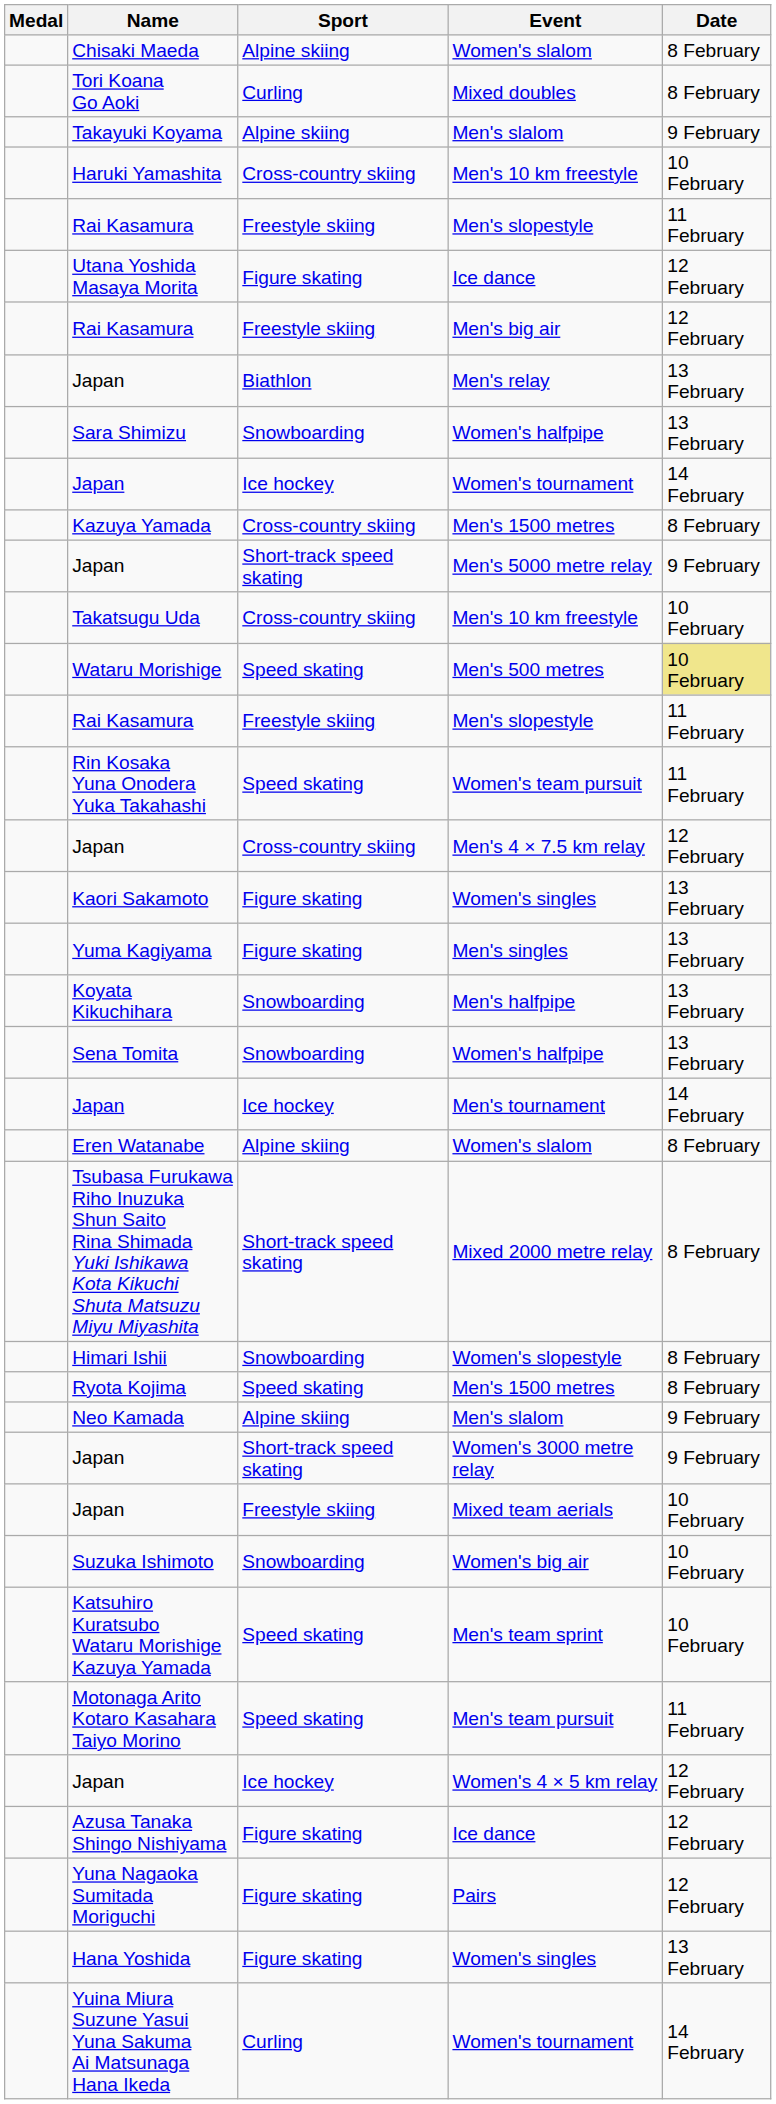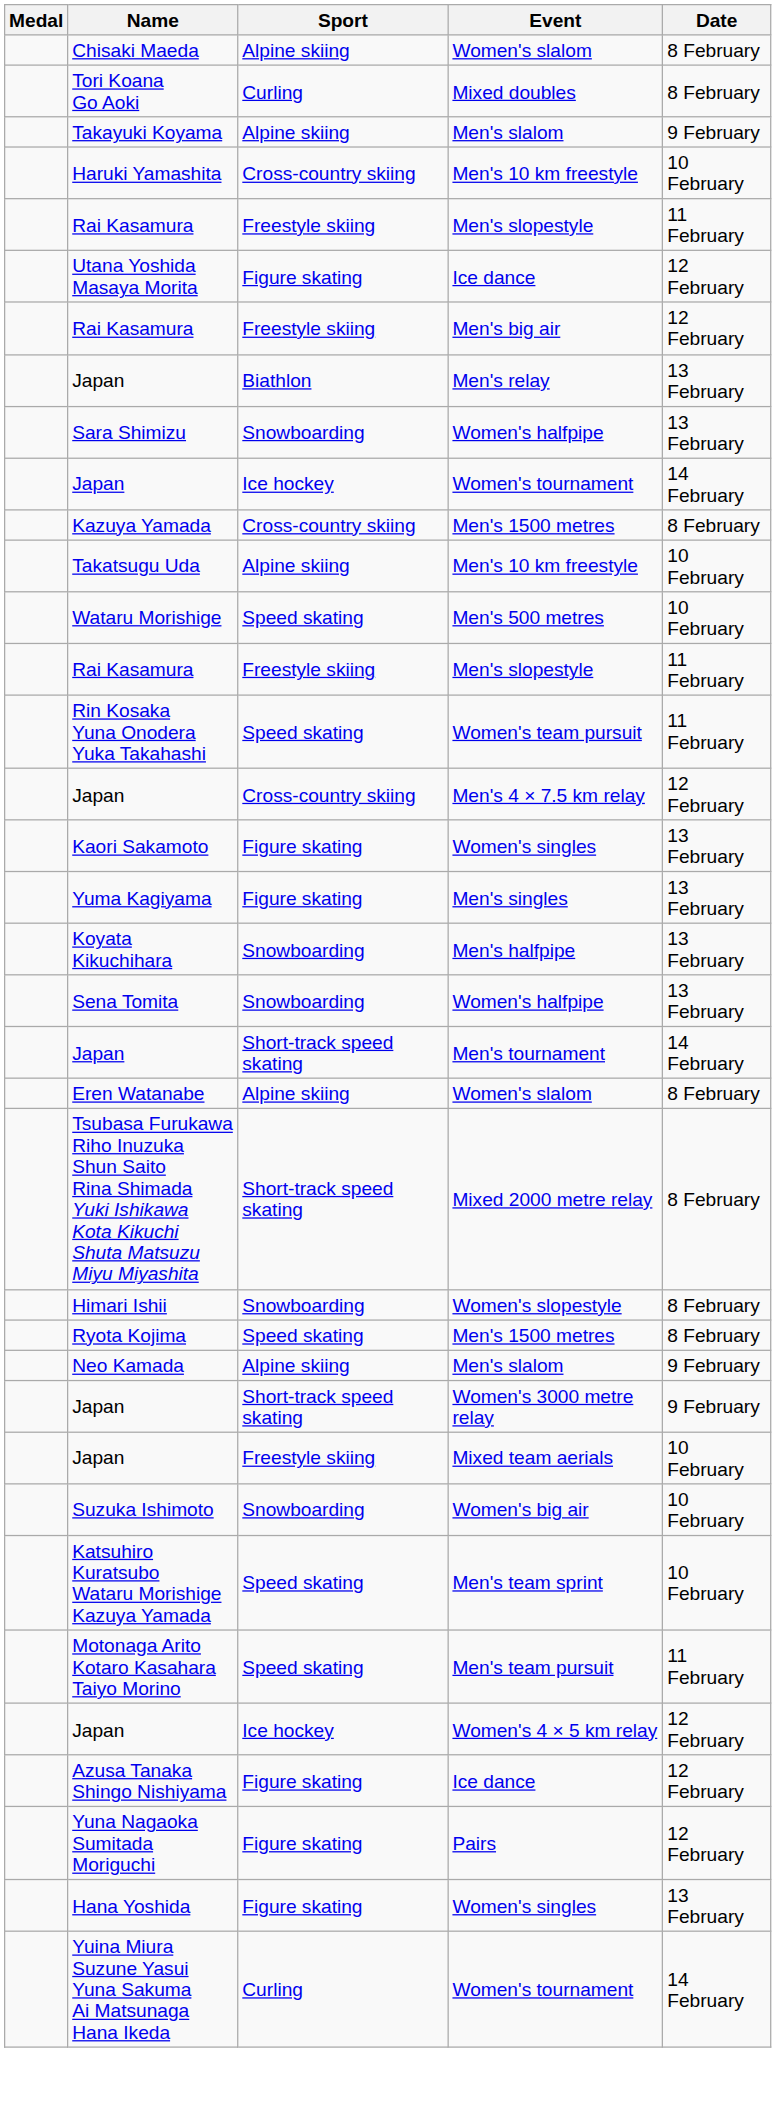- row: (98, 566)
(329, 618) Cross-country skiing -> (296, 566) Alpine skiing
(706, 669) khaki background -> (706, 618) no background
(288, 1105) Ice hockey -> (318, 1053) Short-track speed skating
